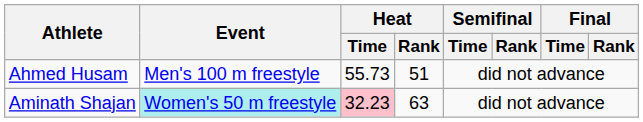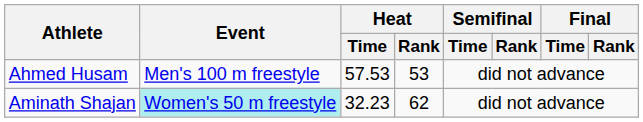(367, 75) 55.73 -> (367, 75) 57.53
(419, 75) 51 -> (419, 75) 53
(367, 103) pink background -> (367, 103) no background
(419, 103) 63 -> (419, 103) 62
